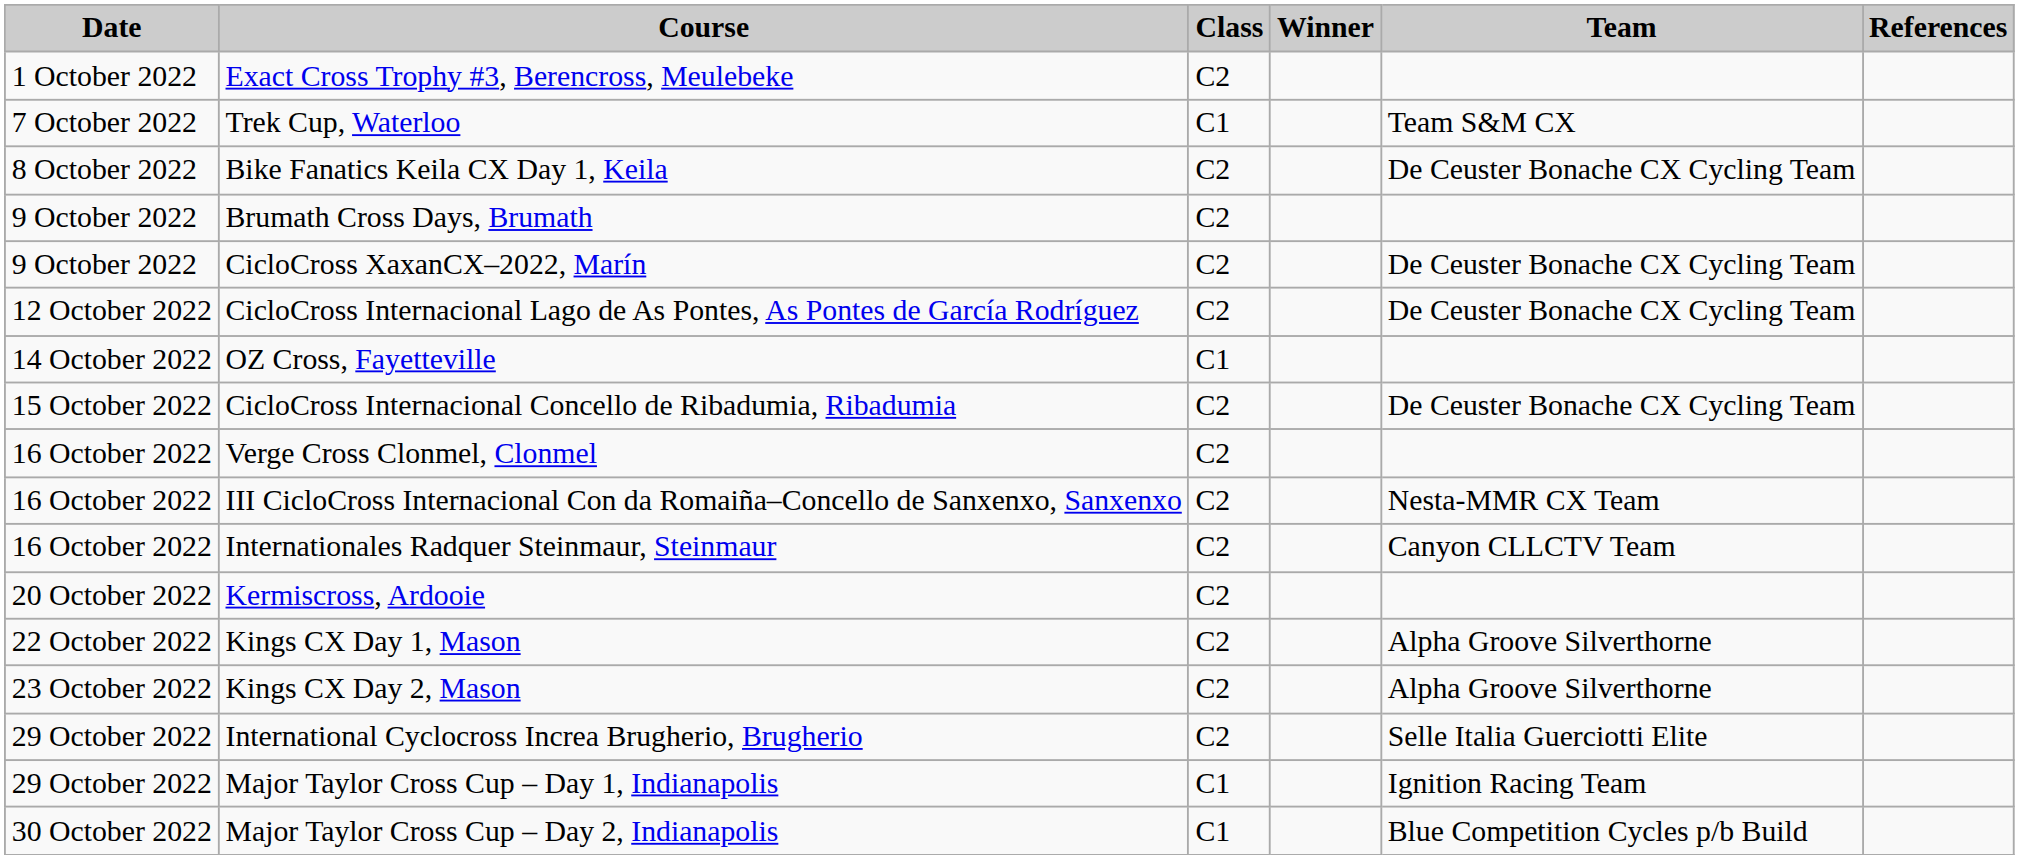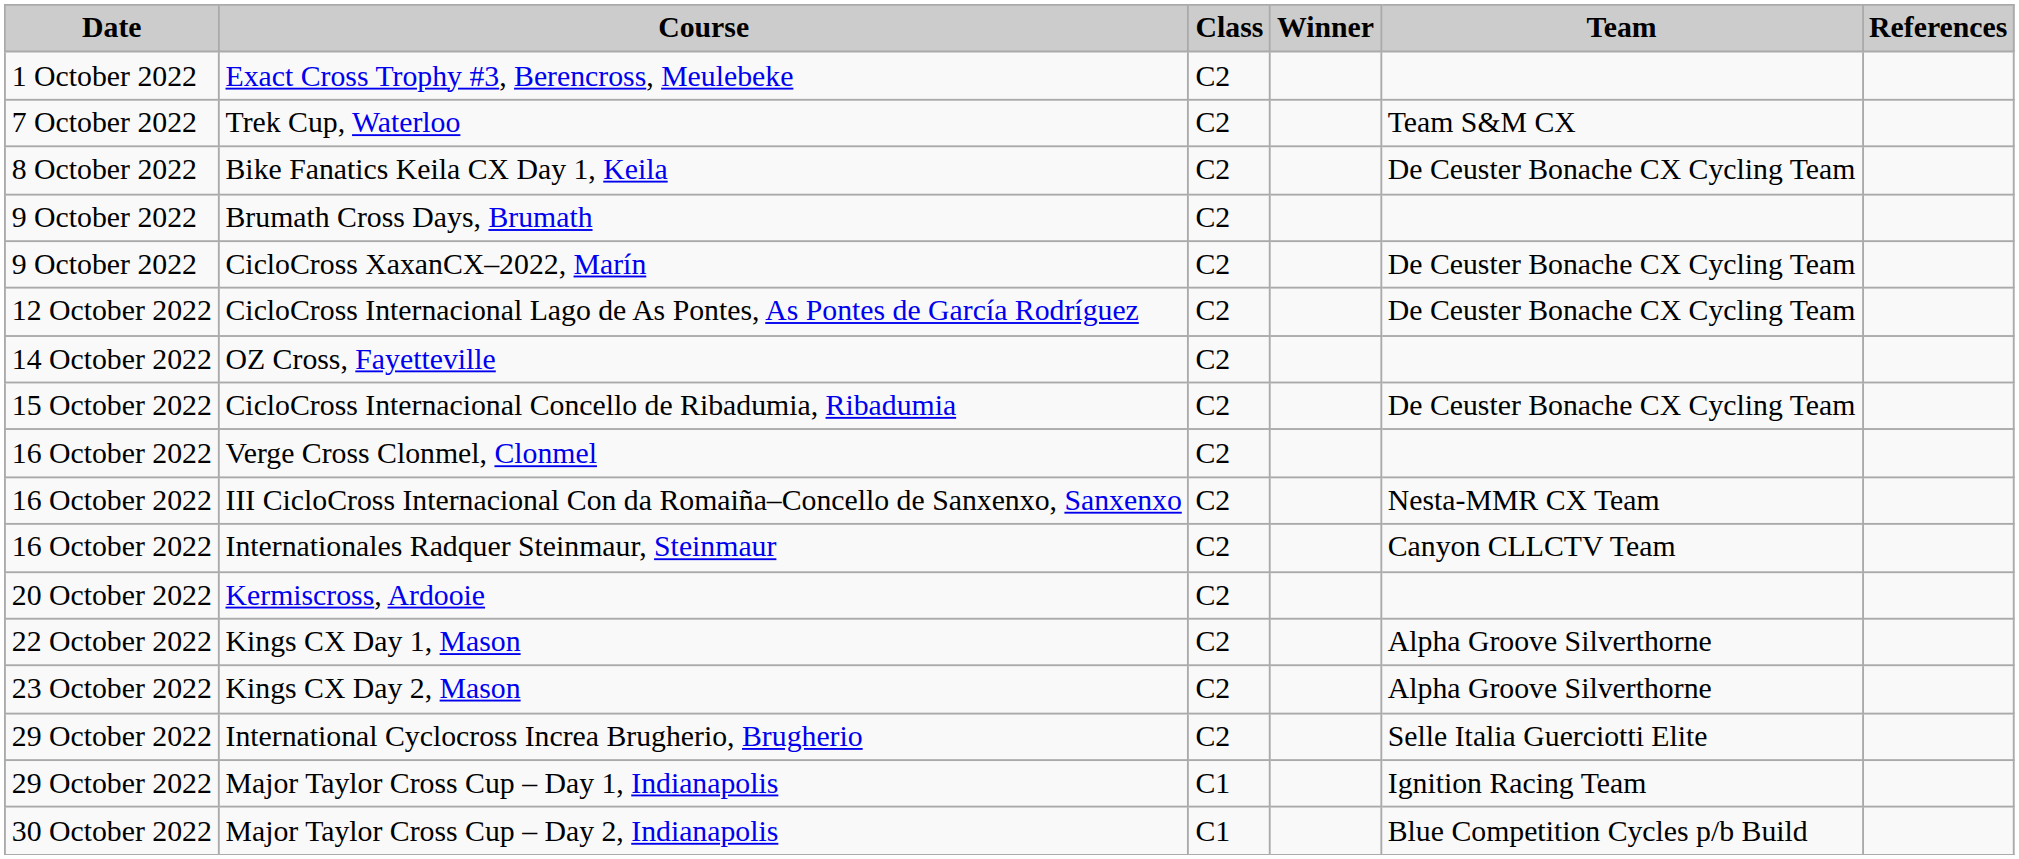(1213, 122) C1 -> (1213, 122) C2
(1213, 358) C1 -> (1213, 358) C2
